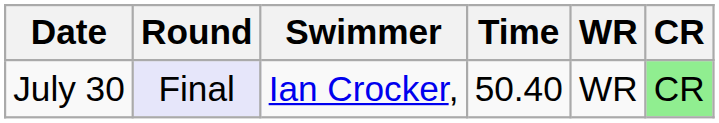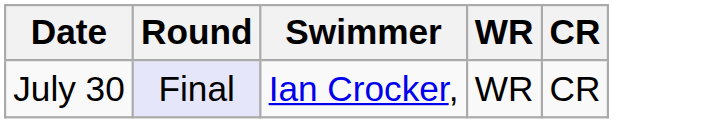- column: (519, 32)
(679, 88) lightgreen background -> (575, 88) no background
